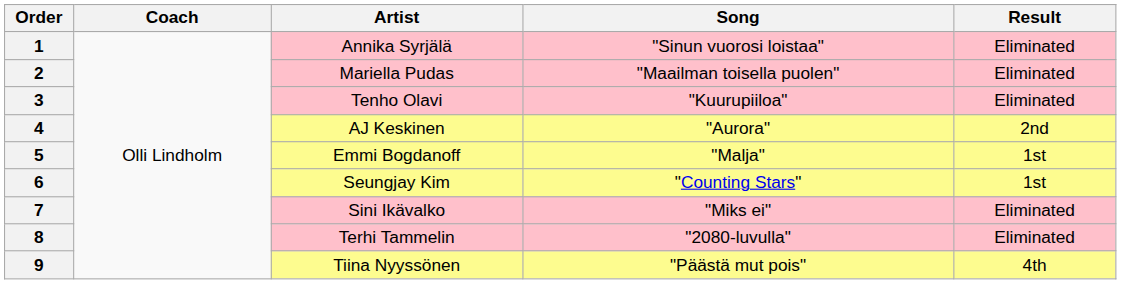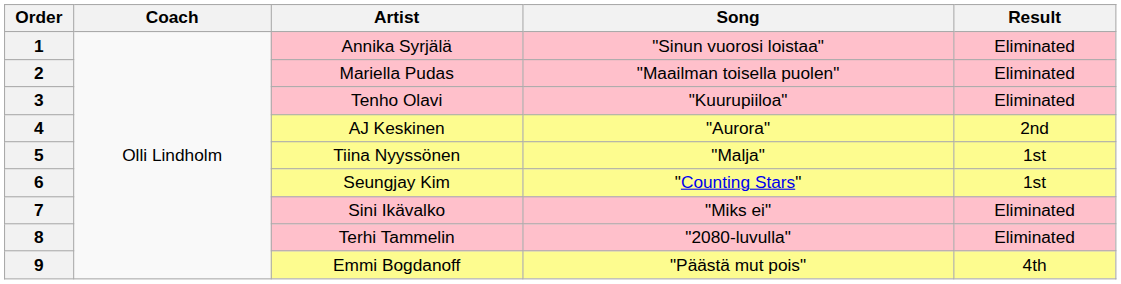(397, 155) Emmi Bogdanoff -> (397, 155) Tiina Nyyssönen
(397, 264) Tiina Nyyssönen -> (397, 264) Emmi Bogdanoff
